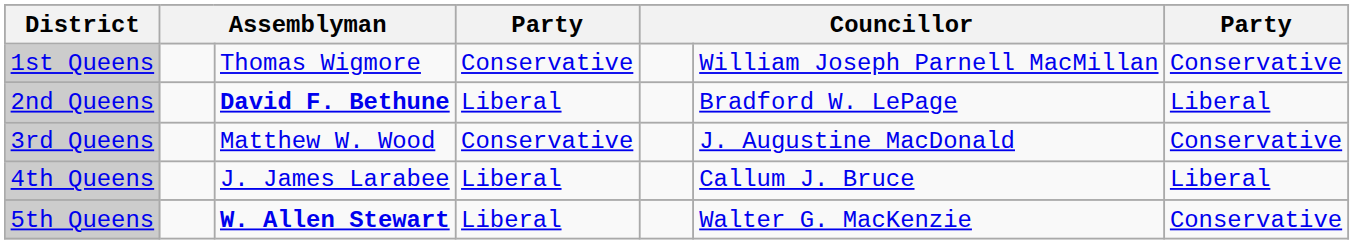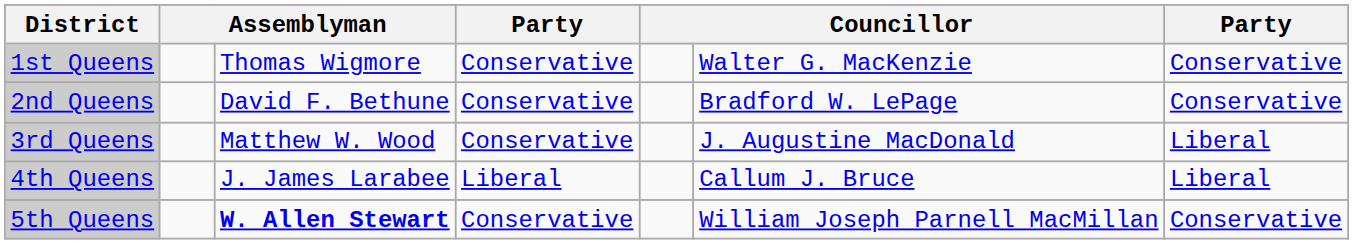(929, 63) William Joseph Parnell MacMillan -> (836, 63) Walter G. MacKenzie
(335, 102) bold -> (335, 102) normal
(511, 102) Liberal -> (547, 102) Conservative
(1220, 102) Liberal -> (1256, 102) Conservative
(1256, 141) Conservative -> (1220, 141) Liberal
(511, 219) Liberal -> (547, 219) Conservative
(836, 219) Walter G. MacKenzie -> (929, 219) William Joseph Parnell MacMillan
